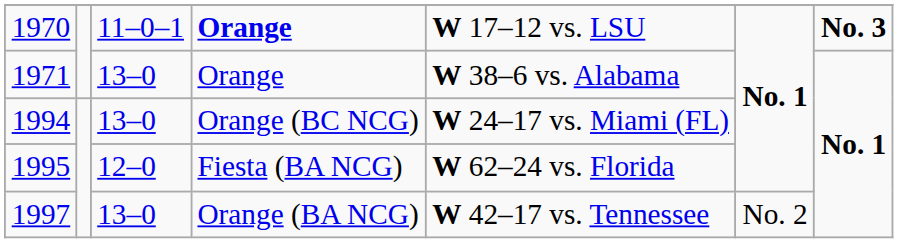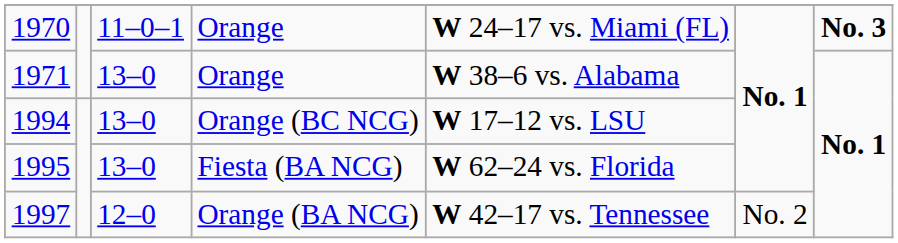(245, 27) bold -> (241, 27) normal
(539, 27) W 17–12 vs. LSU -> (581, 27) W 24–17 vs. Miami (FL)
(581, 120) W 24–17 vs. Miami (FL) -> (539, 120) W 17–12 vs. LSU
(126, 167) 12–0 -> (126, 167) 13–0
(126, 213) 13–0 -> (126, 213) 12–0
